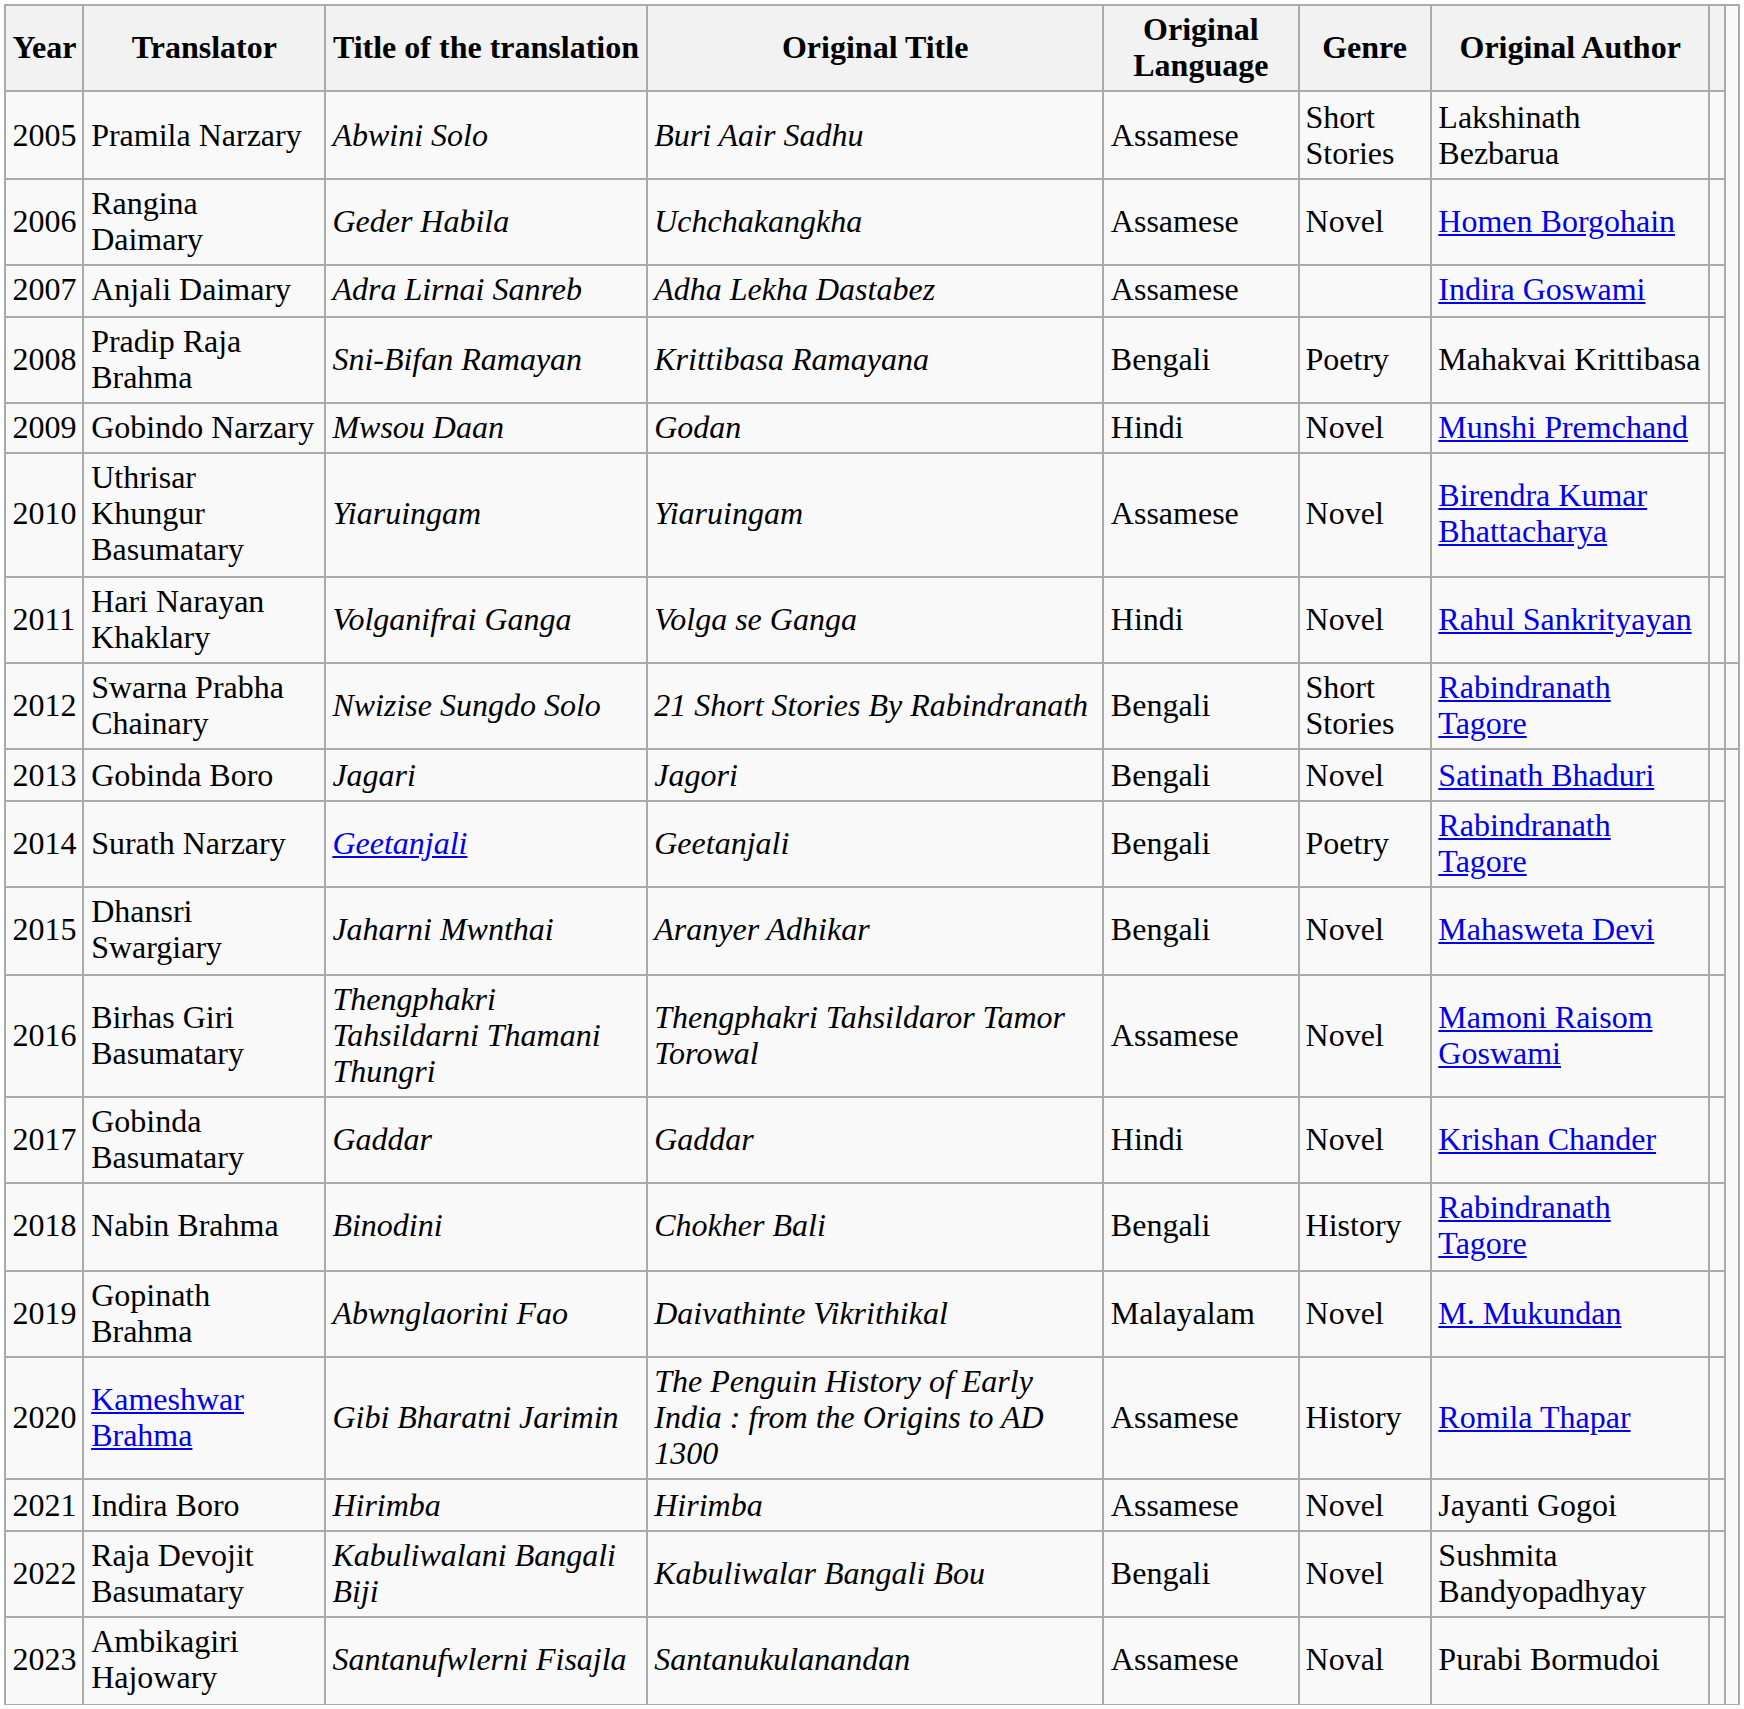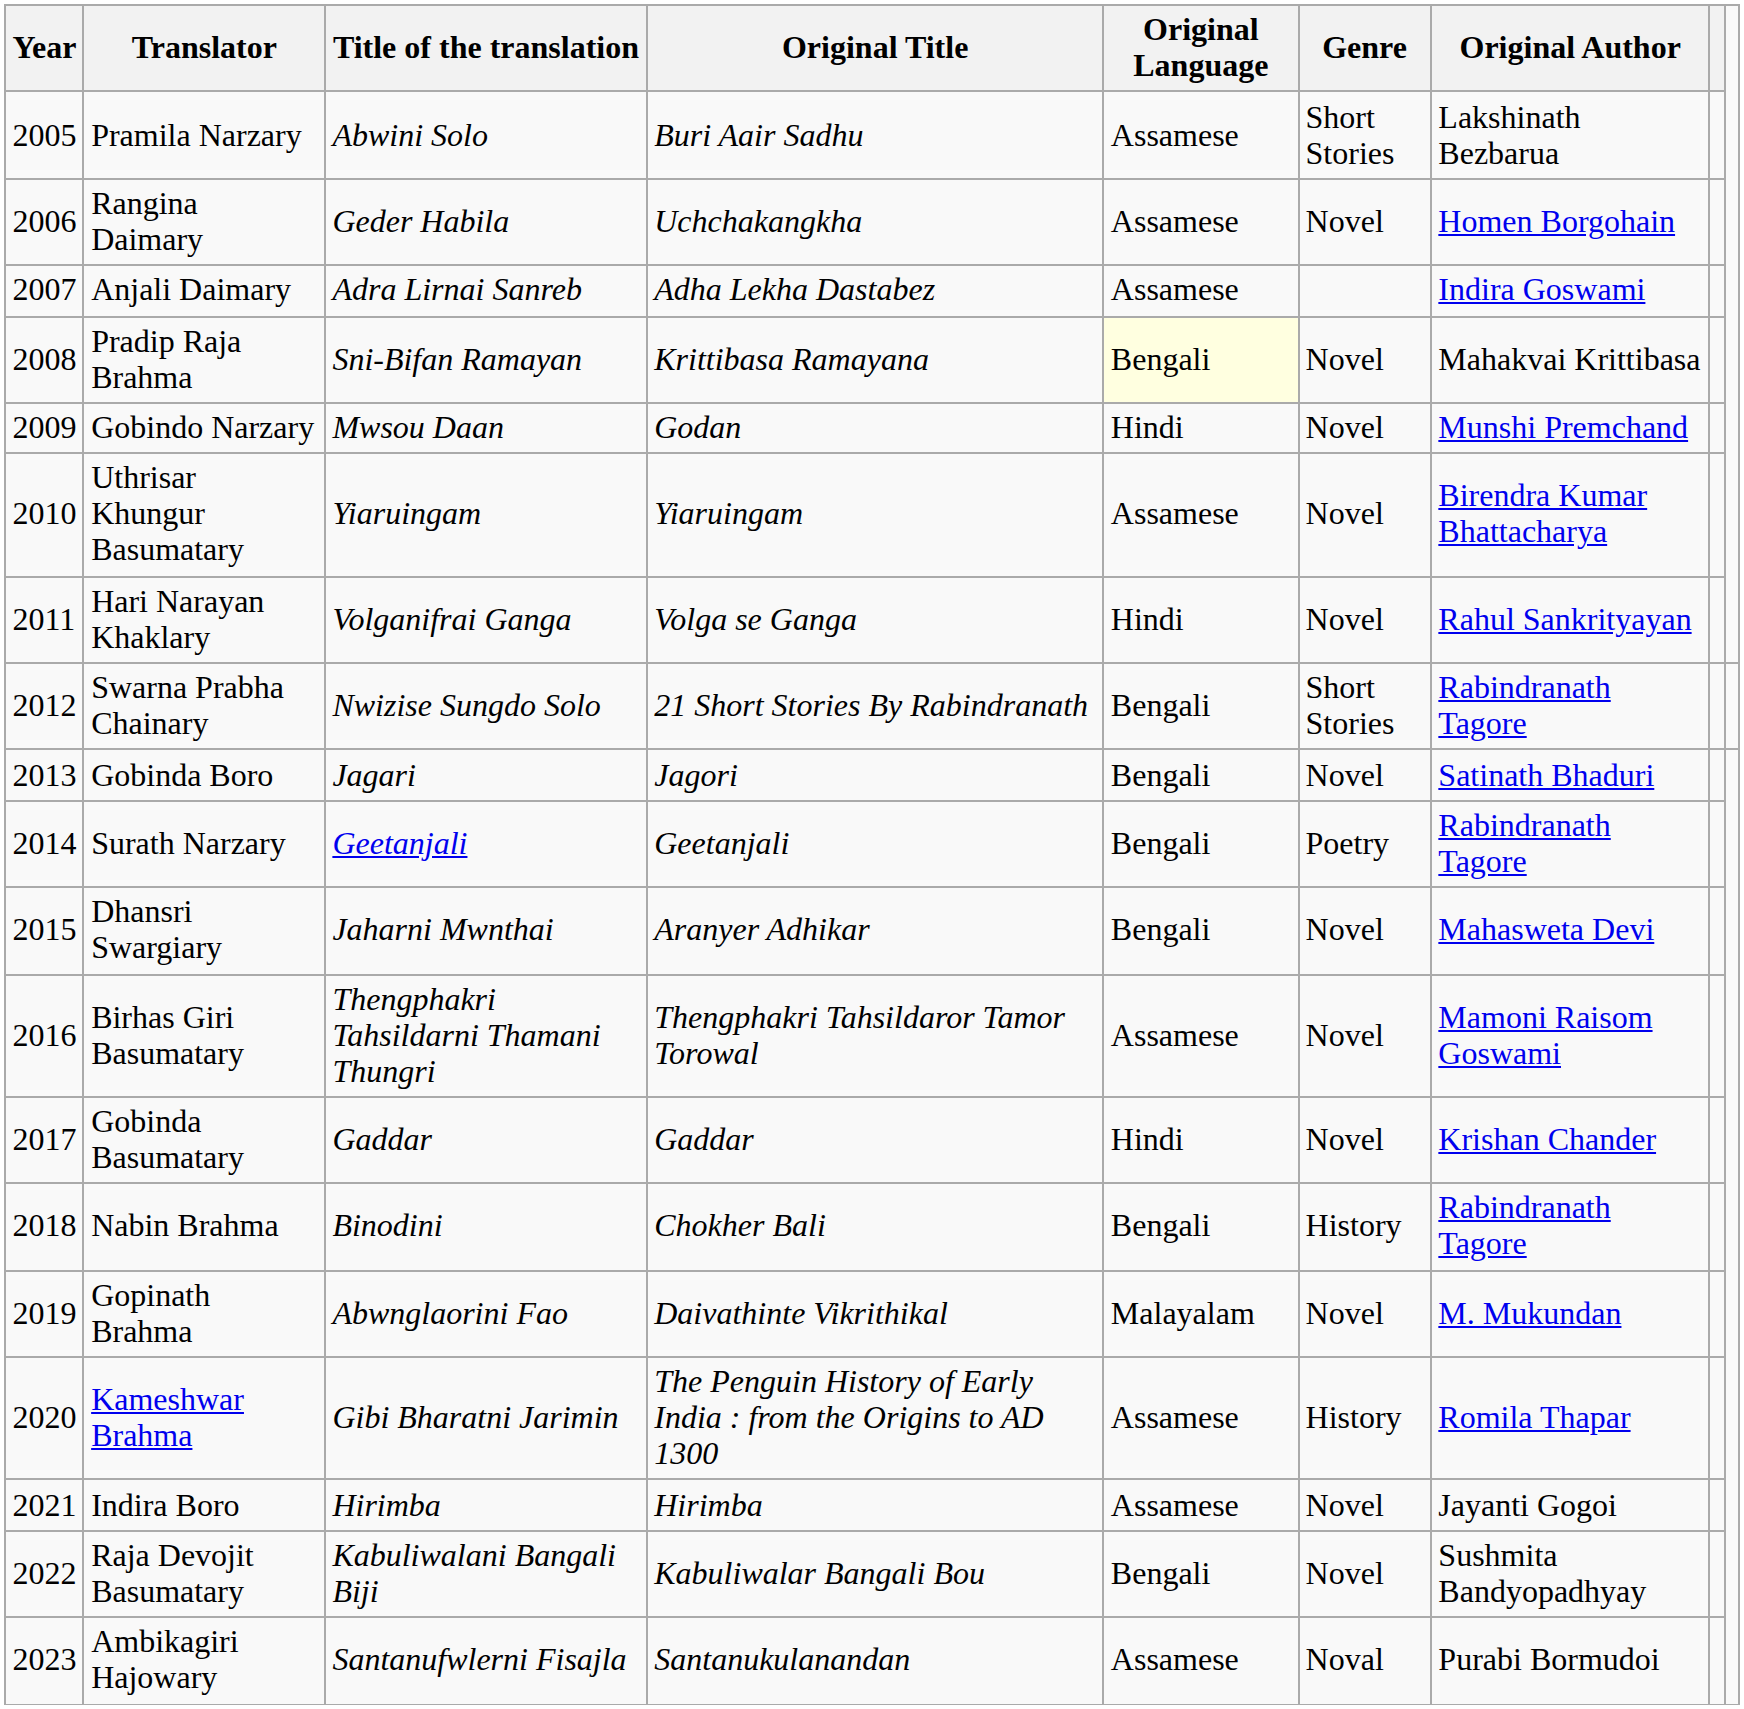(1161, 358) no background -> (1161, 358) lightyellow background
(1347, 358) Poetry -> (1345, 358) Novel
